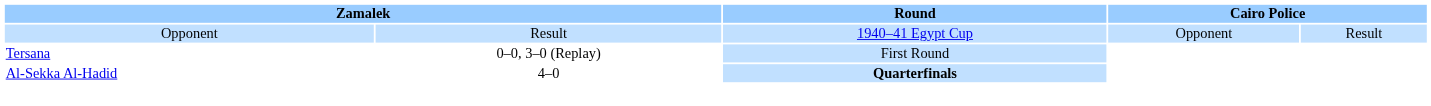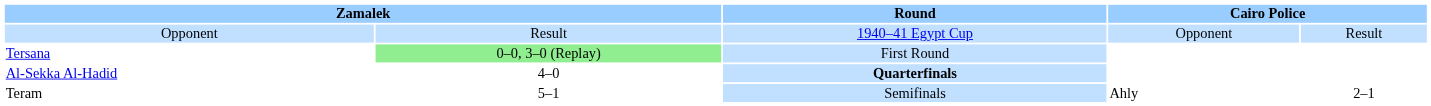(549, 53) no background -> (549, 53) lightgreen background
+ row: (24, 93)
